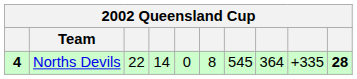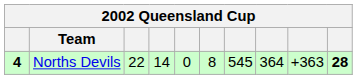(307, 62) +335 -> (307, 62) +363
